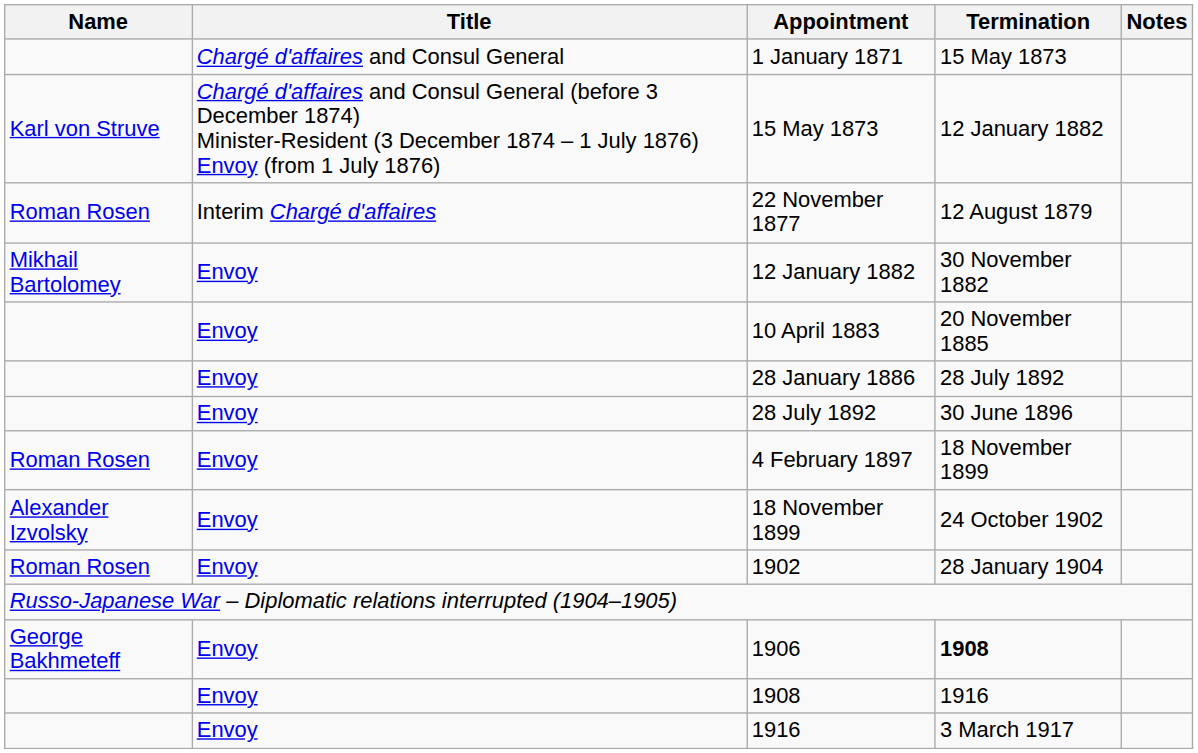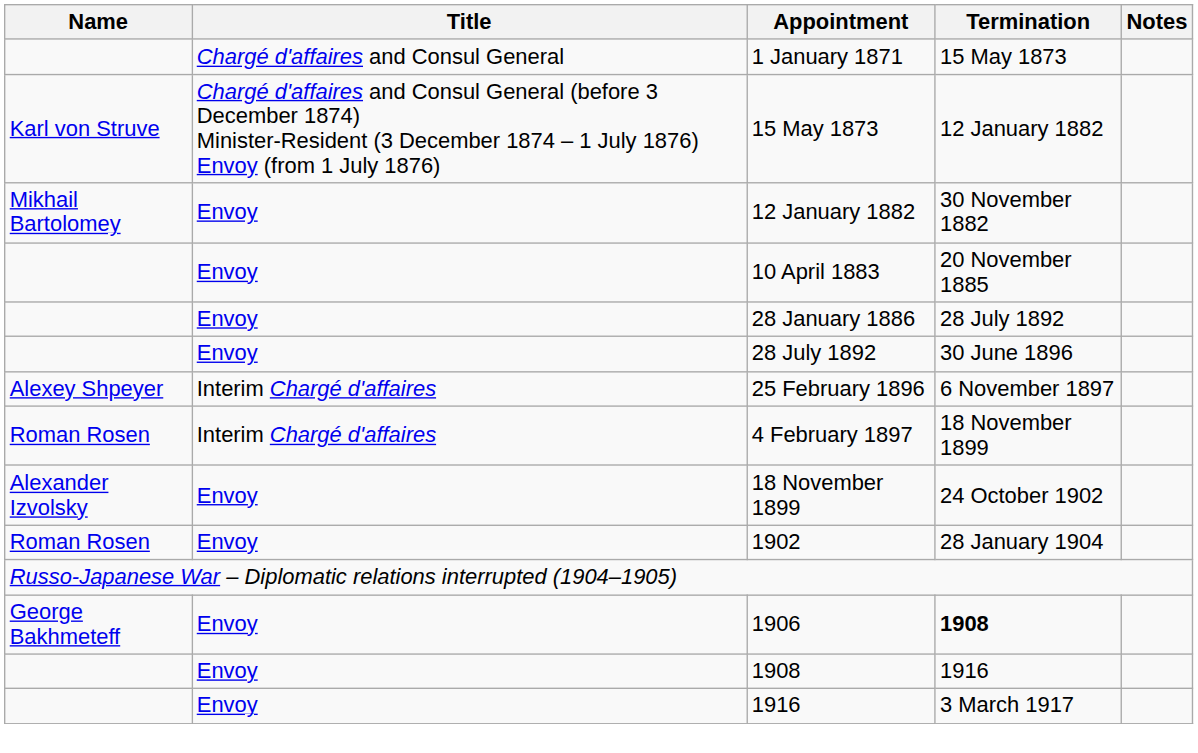- row: (818, 212)
+ row: (838, 388)
(227, 460) Envoy -> (316, 435) Interim Chargé d'affaires
